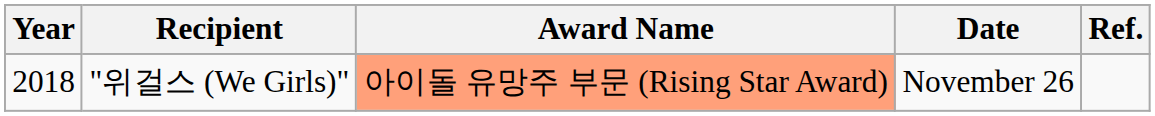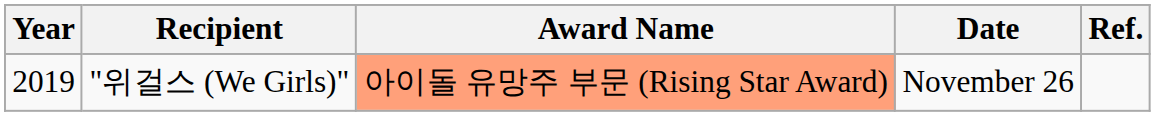(44, 82) 2018 -> (44, 82) 2019
